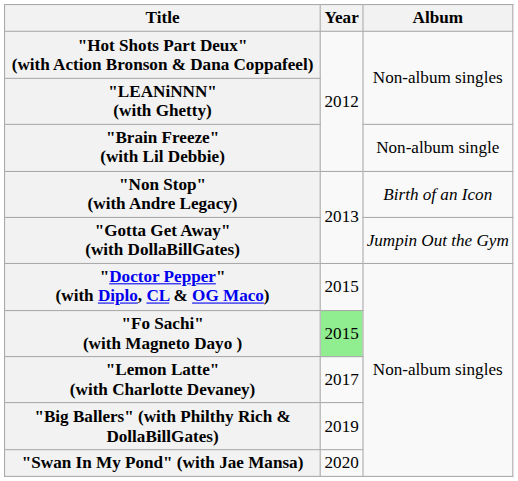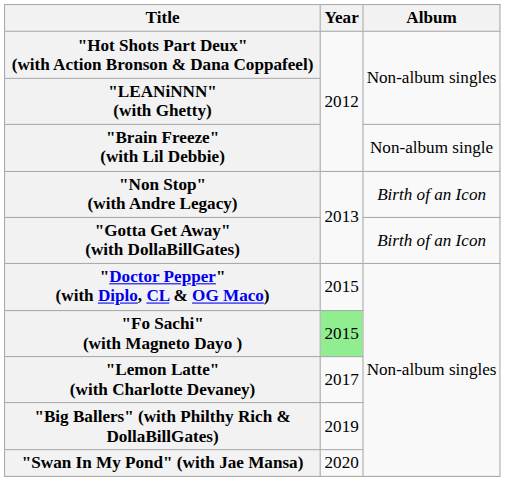(438, 240) Jumpin Out the Gym -> (432, 240) Birth of an Icon
